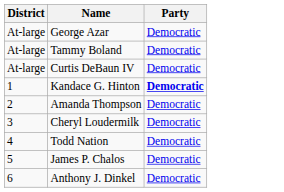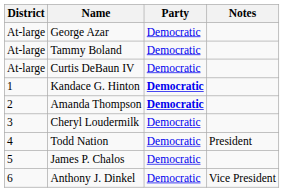+ column: (242, 13)
(174, 104) normal -> (175, 104) bold
